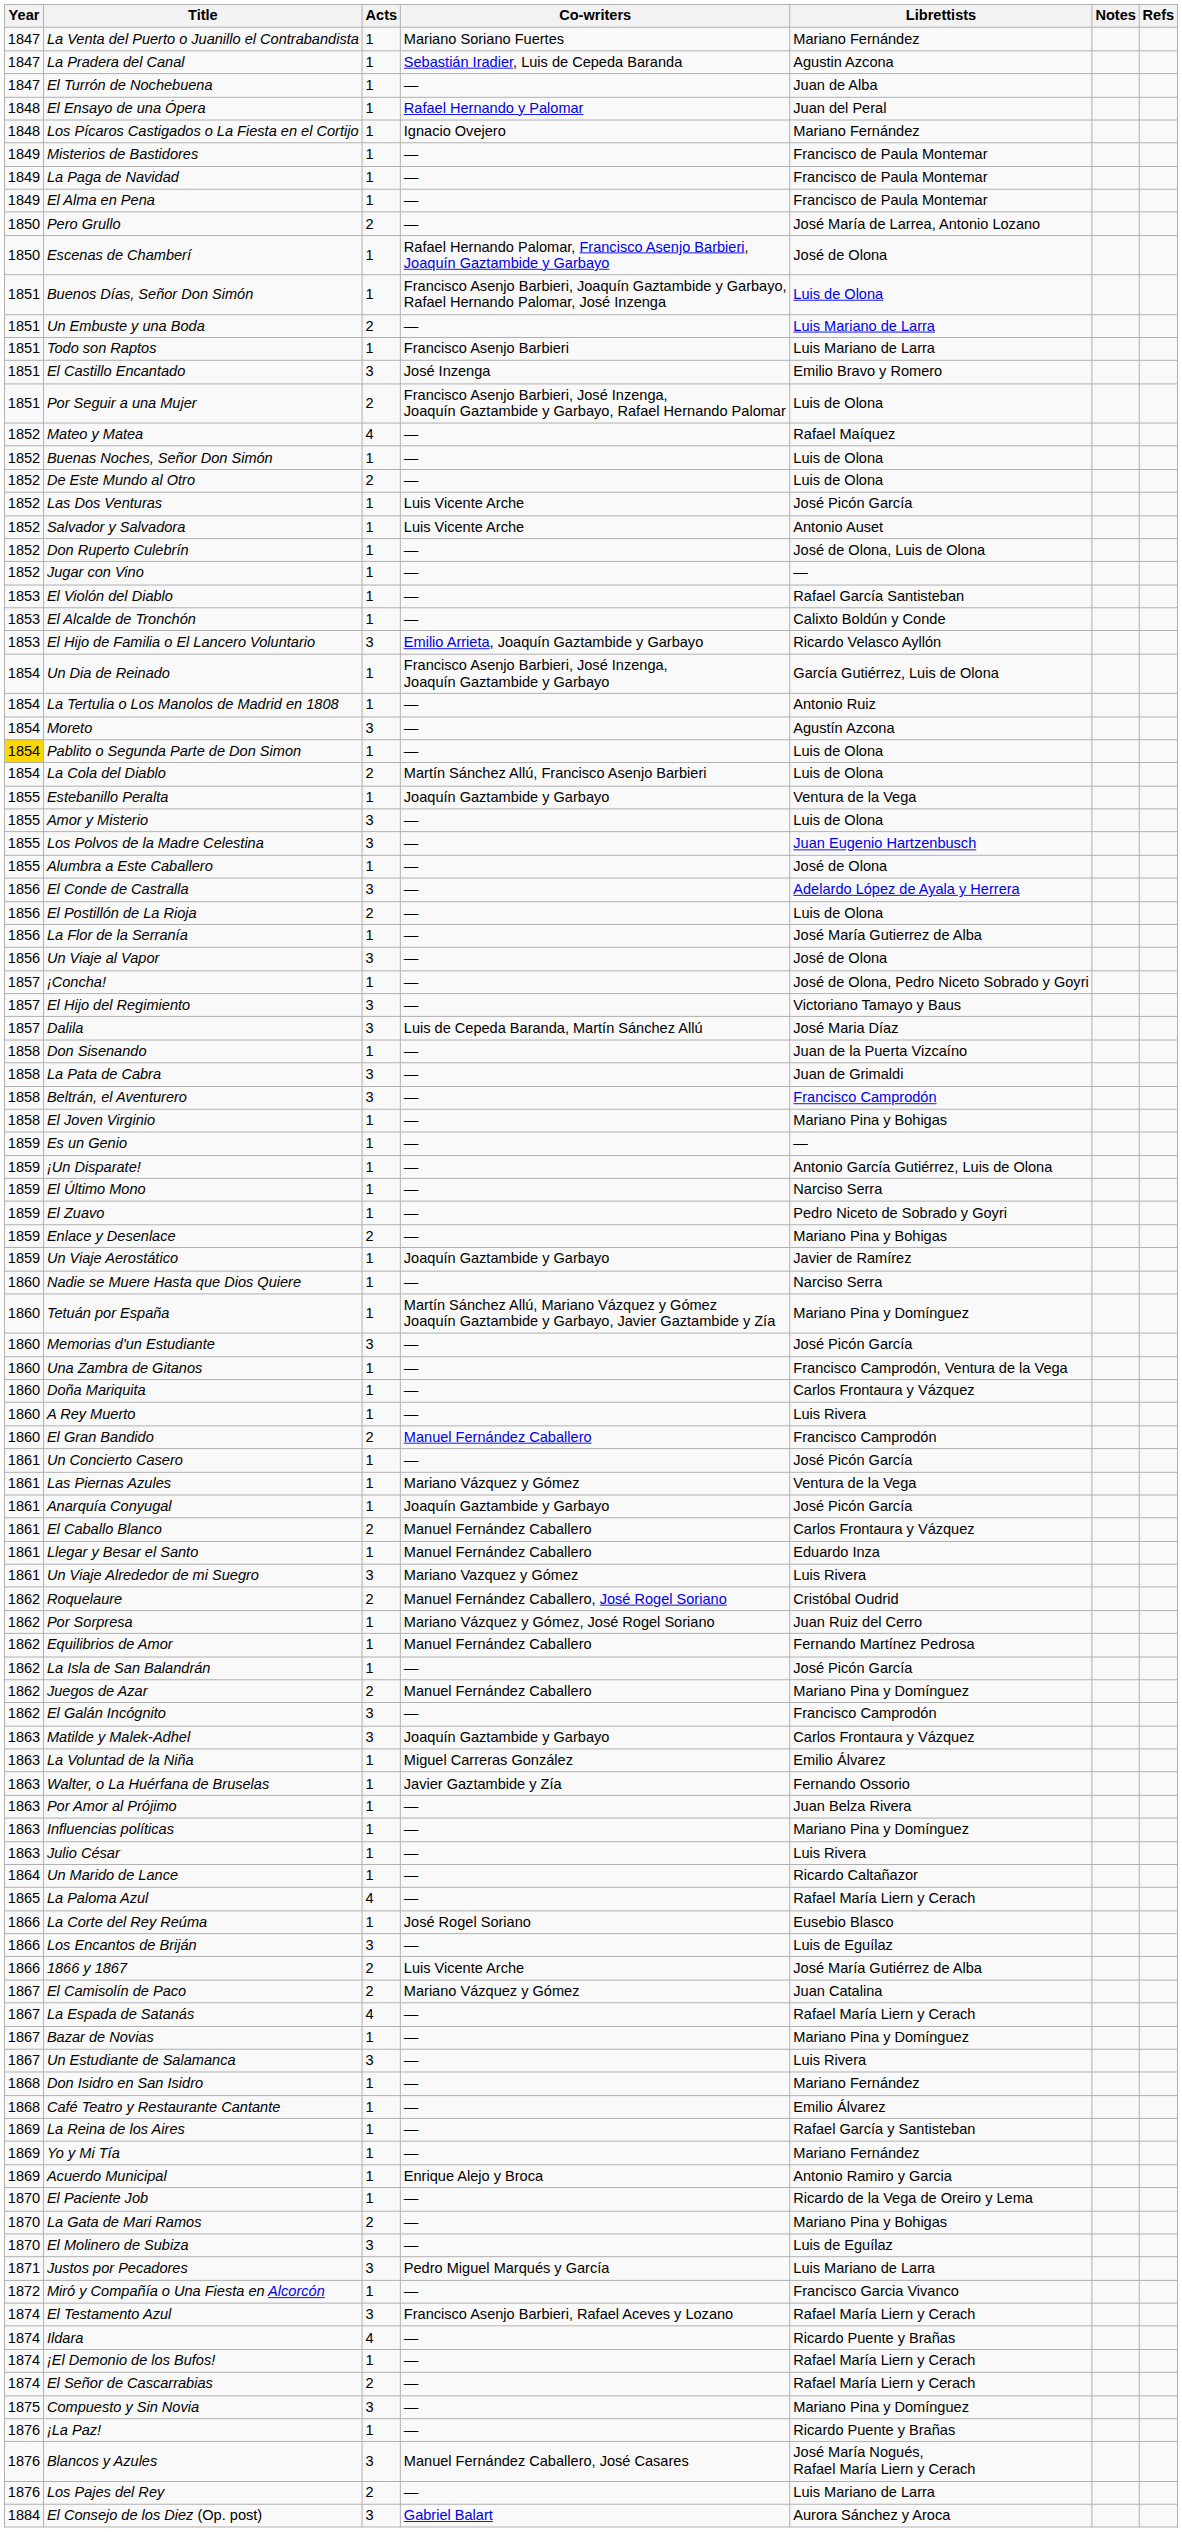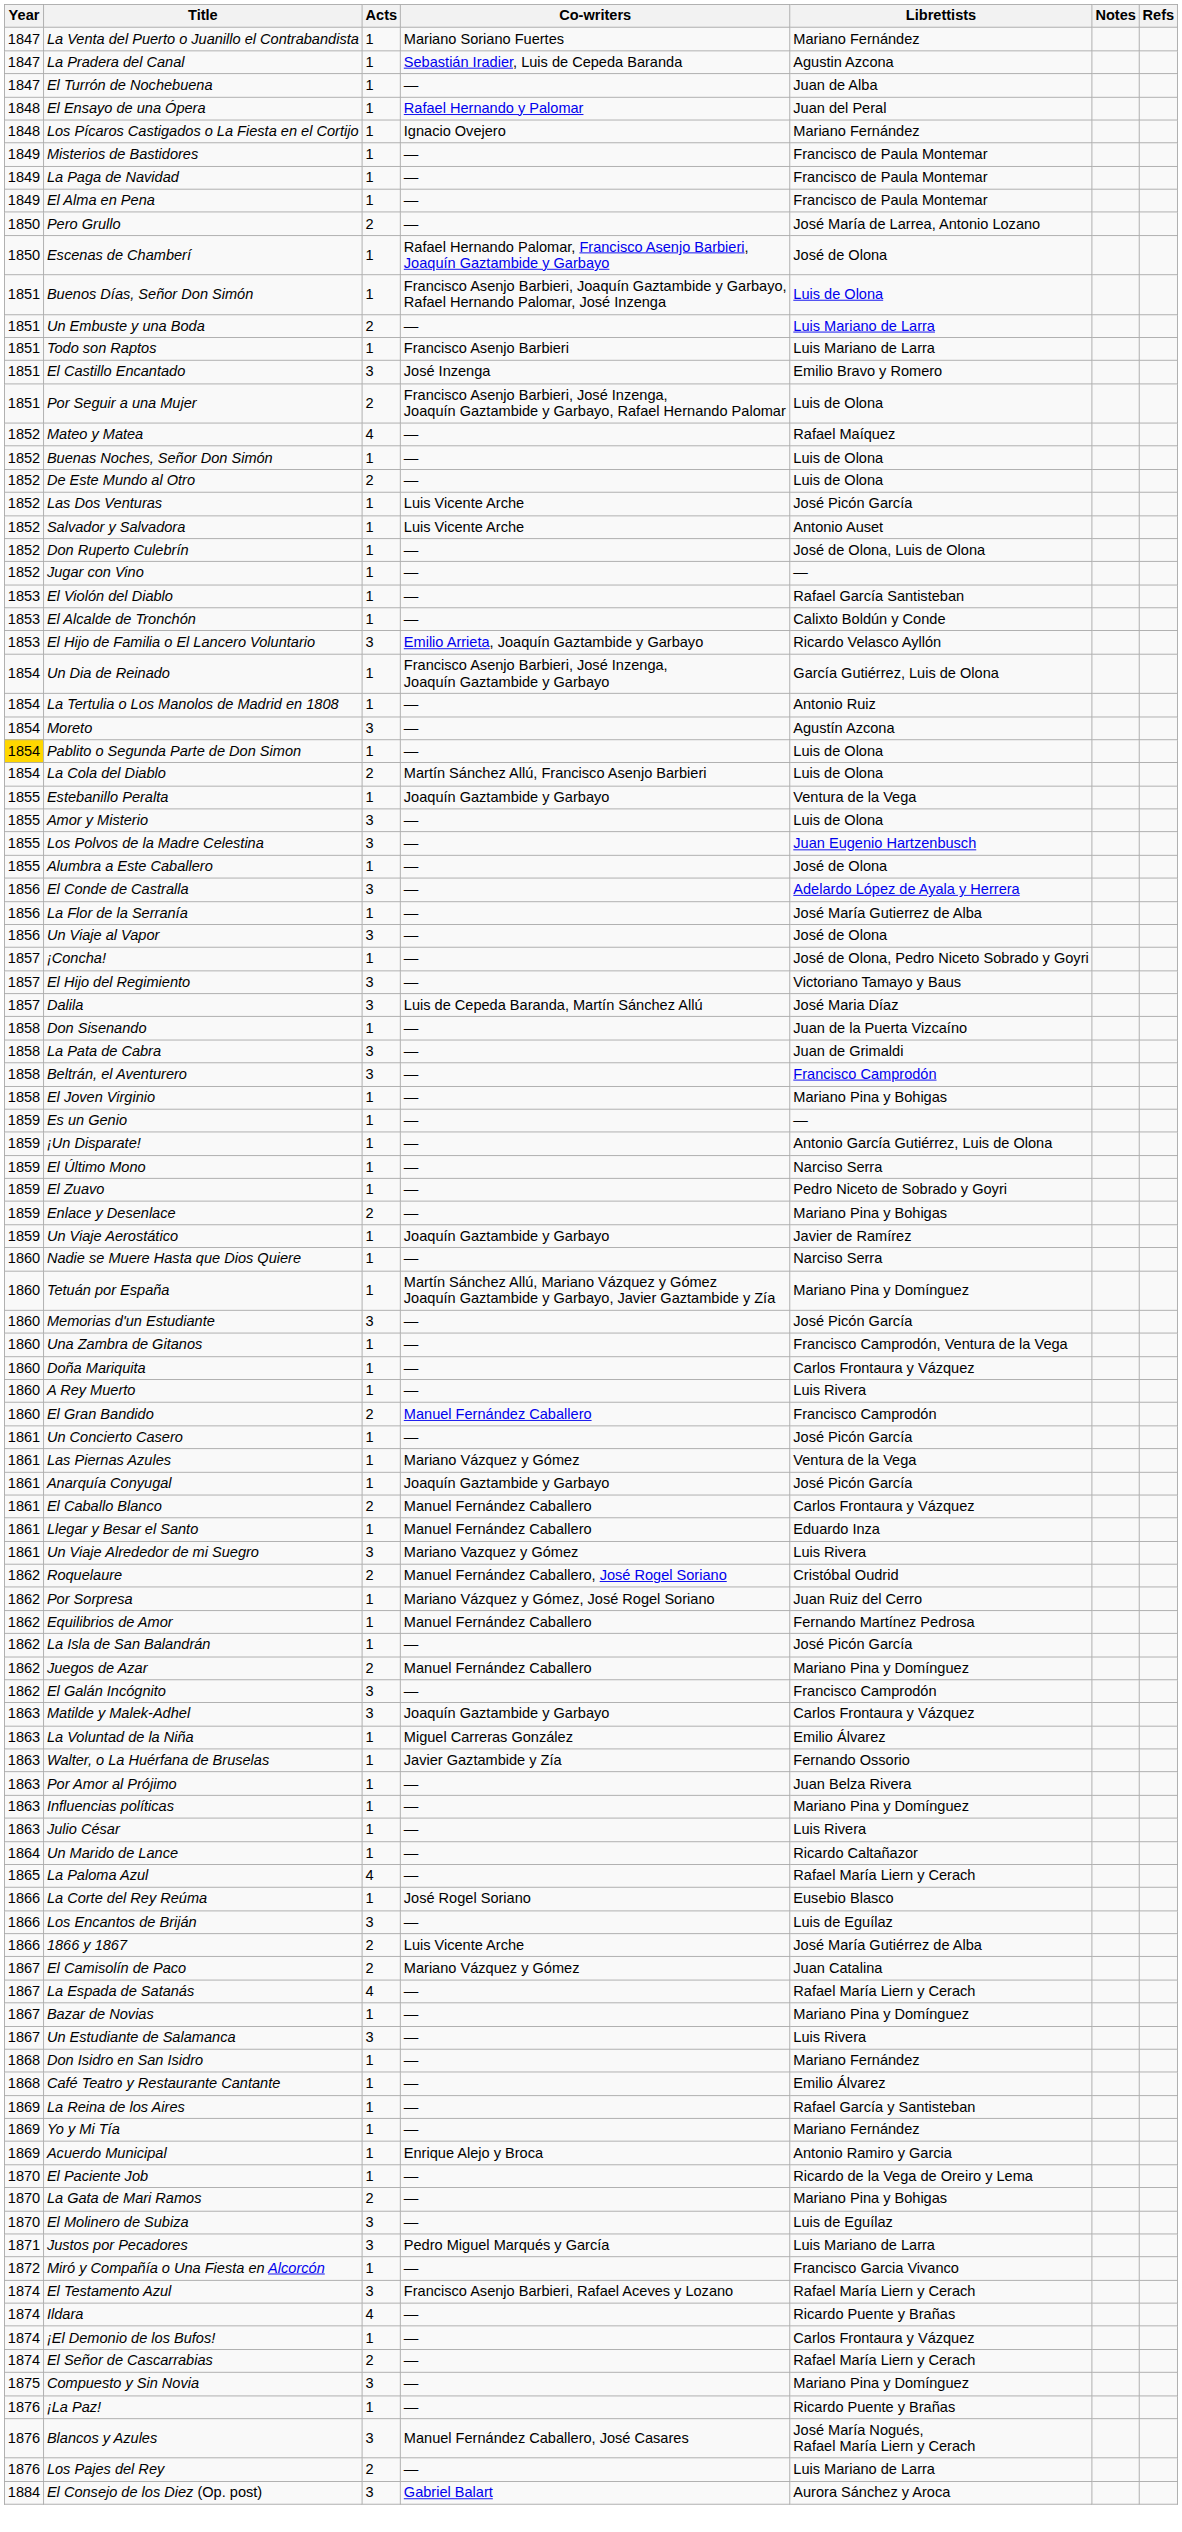- row: (122, 912)
(884, 2360) Rafael María Liern y Cerach -> (884, 2337) Carlos Frontaura y Vázquez
